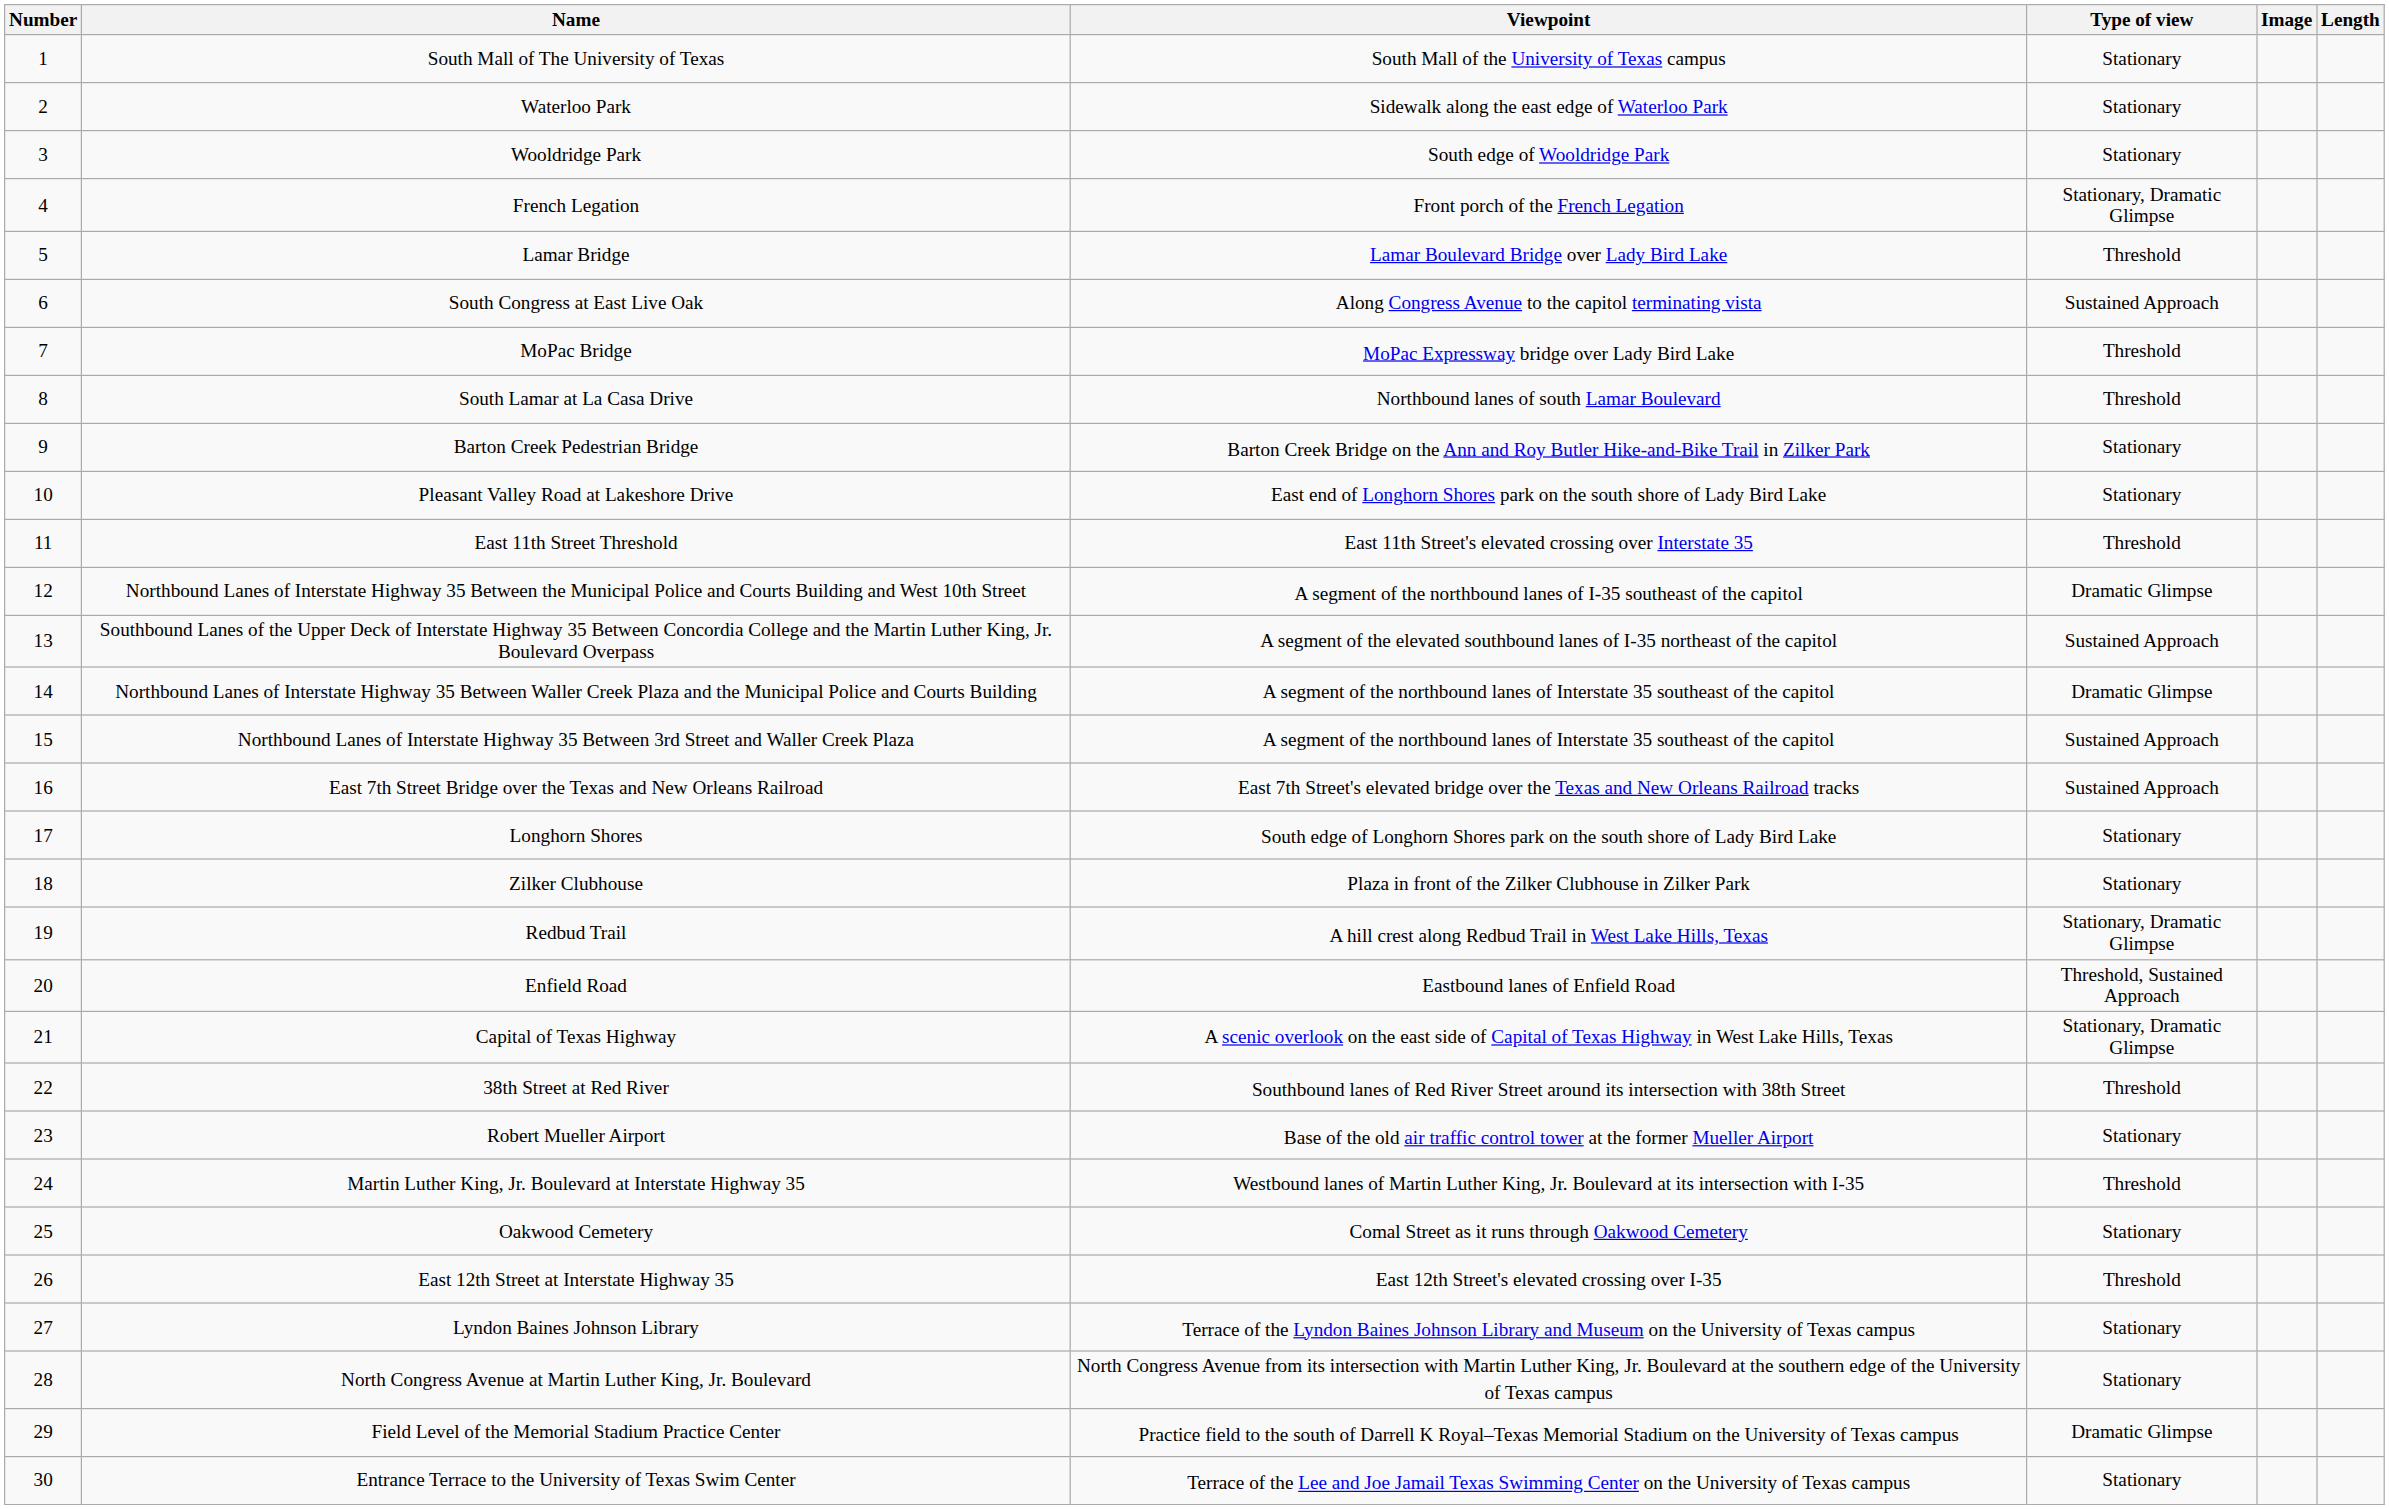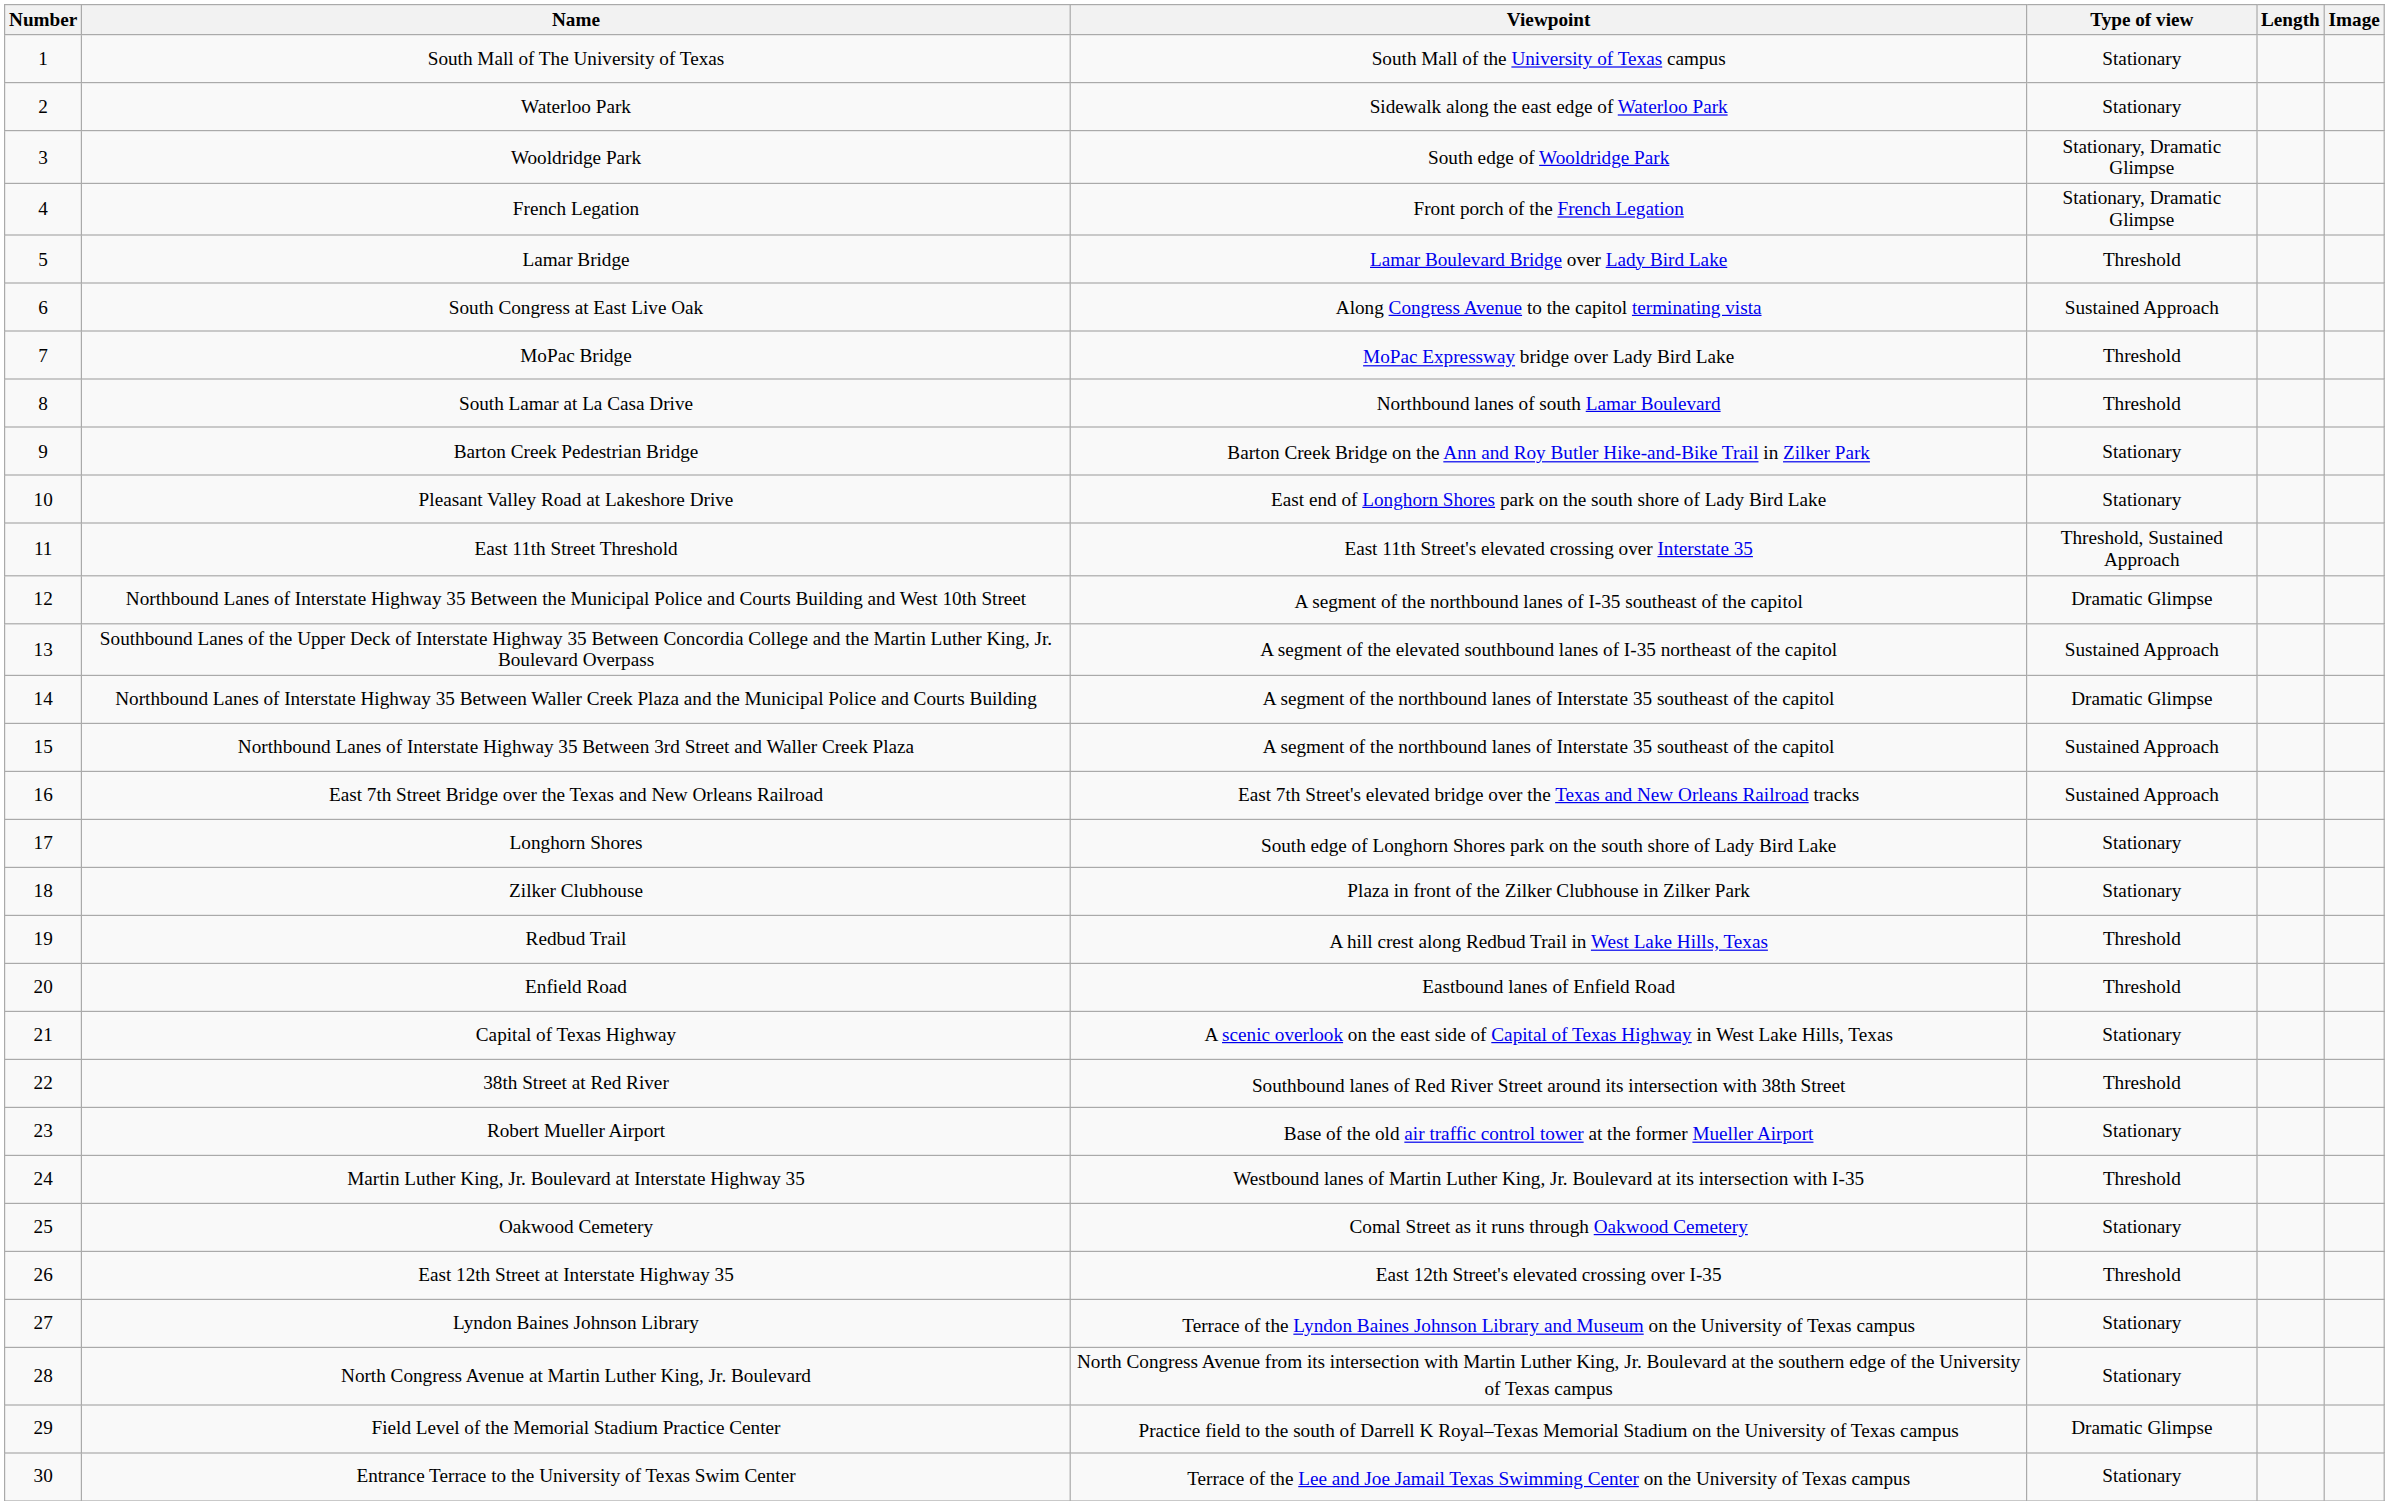columns swapped: (2350, 19) <-> (2287, 19)
(2142, 154) Stationary -> (2142, 156) Stationary, Dramatic Glimpse
(2142, 543) Threshold -> (2142, 549) Threshold, Sustained Approach
(2142, 933) Stationary, Dramatic Glimpse -> (2142, 939) Threshold
(2142, 985) Threshold, Sustained Approach -> (2142, 987) Threshold
(2142, 1037) Stationary, Dramatic Glimpse -> (2142, 1035) Stationary
